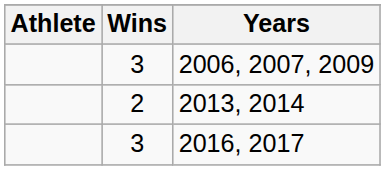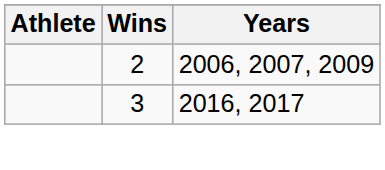(137, 64) 3 -> (137, 64) 2
- row: (242, 104)
